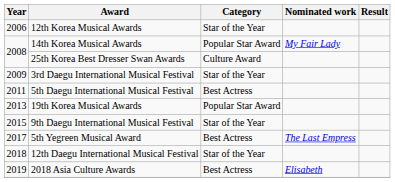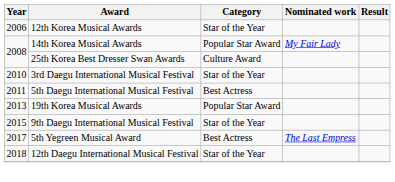(17, 75) 2009 -> (17, 75) 2010
- row: (83, 169)
